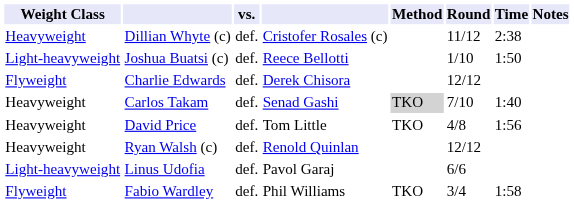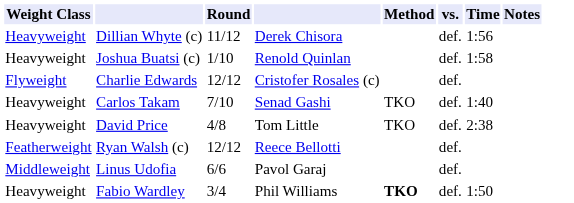columns swapped: (247, 14) <-> (469, 14)
(325, 36) Cristofer Rosales (c) -> (299, 36) Derek Chisora
(508, 36) 2:38 -> (480, 36) 1:56
(63, 58) Light-heavyweight -> (46, 58) Heavyweight
(306, 58) Reece Bellotti -> (303, 58) Renold Quinlan
(508, 58) 1:50 -> (480, 58) 1:58
(306, 80) Derek Chisora -> (317, 80) Cristofer Rosales (c)
(408, 102) lightgrey background -> (400, 102) no background
(508, 125) 1:56 -> (480, 125) 2:38
(46, 147) Heavyweight -> (48, 147) Featherweight
(311, 147) Renold Quinlan -> (298, 147) Reece Bellotti
(63, 169) Light-heavyweight -> (48, 169) Middleweight
(36, 191) Flyweight -> (46, 191) Heavyweight
(408, 191) normal -> (401, 191) bold
(508, 191) 1:58 -> (480, 191) 1:50
